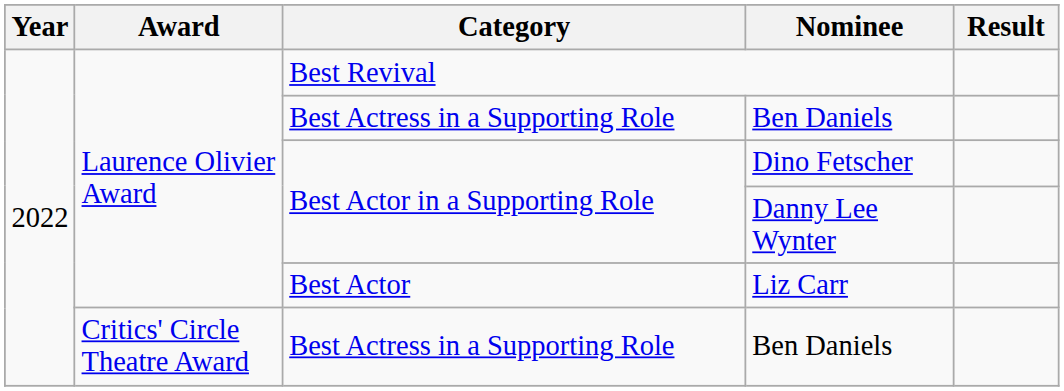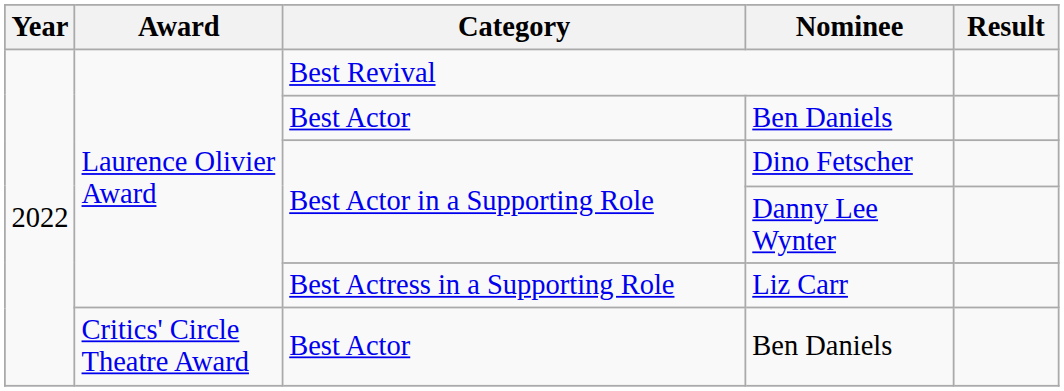(482, 117) Best Actress in a Supporting Role -> (350, 117) Best Actor
(350, 284) Best Actor -> (482, 284) Best Actress in a Supporting Role
(482, 346) Best Actress in a Supporting Role -> (350, 346) Best Actor
